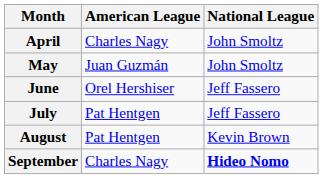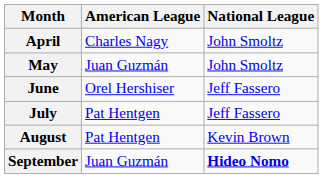(127, 161) Charles Nagy -> (127, 161) Juan Guzmán
